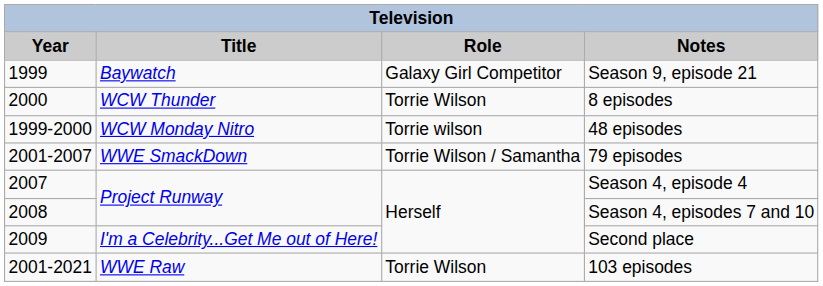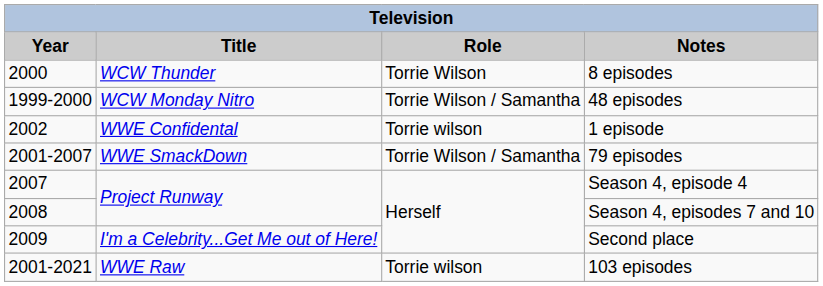- row: (673, 73)
(434, 128) Torrie wilson -> (483, 101) Torrie Wilson / Samantha
+ row: (626, 128)
(436, 267) Torrie Wilson -> (434, 267) Torrie wilson
